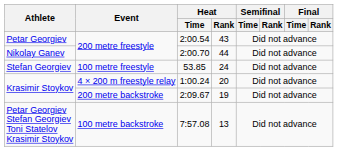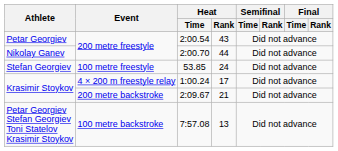(224, 81) 20 -> (224, 81) 17
(224, 96) 19 -> (224, 96) 21
